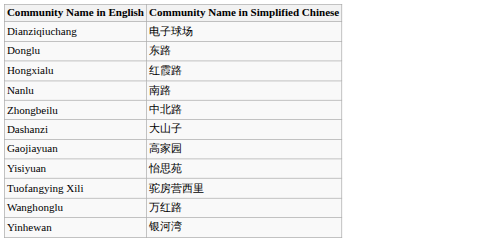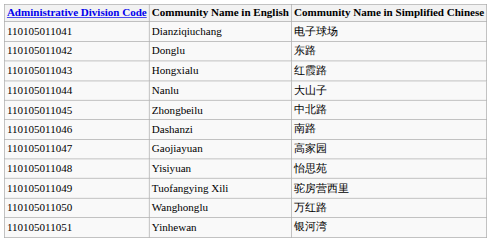+ column: (77, 13)
(160, 90) 南路 -> (311, 90) 大山子
(166, 129) 大山子 -> (305, 129) 南路
